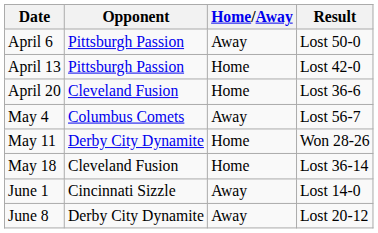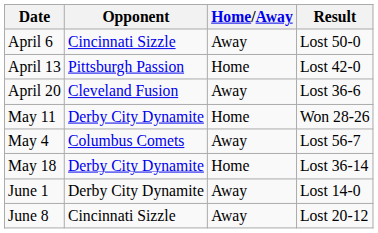(126, 41) Pittsburgh Passion -> (122, 41) Cincinnati Sizzle
(230, 91) Home -> (229, 91) Away
rows swapped: (28, 116) <-> (32, 141)
(123, 166) Cleveland Fusion -> (136, 166) Derby City Dynamite
(122, 191) Cincinnati Sizzle -> (136, 191) Derby City Dynamite
(136, 215) Derby City Dynamite -> (122, 215) Cincinnati Sizzle
